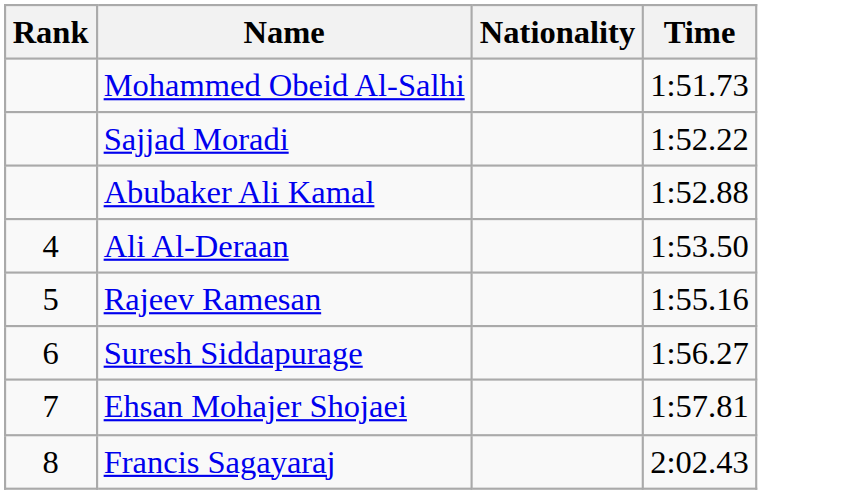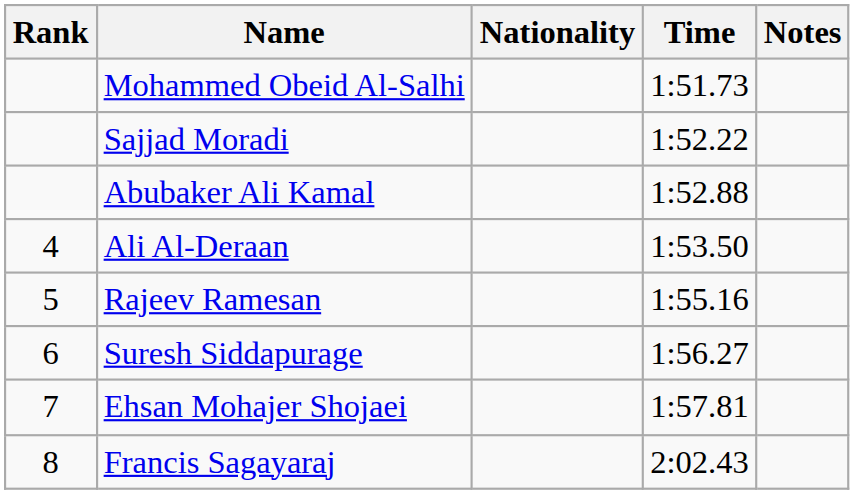+ column: (803, 31)
